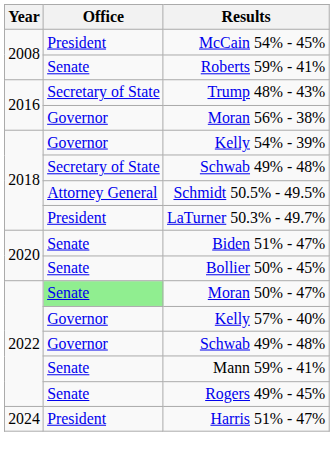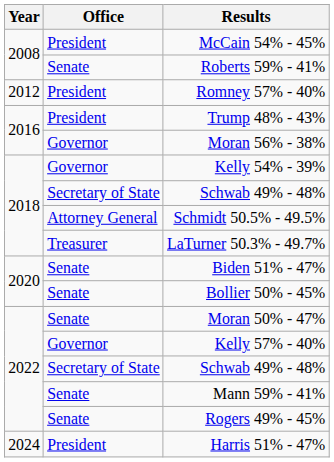+ row: (24, 92)
(103, 92) Secretary of State -> (77, 117) President
(77, 218) President -> (77, 243) Treasurer
(68, 293) lightgreen background -> (68, 318) no background
(77, 343) Governor -> (103, 368) Secretary of State
